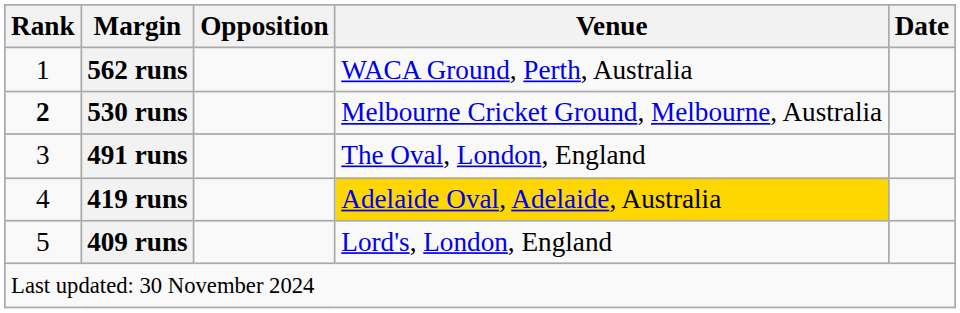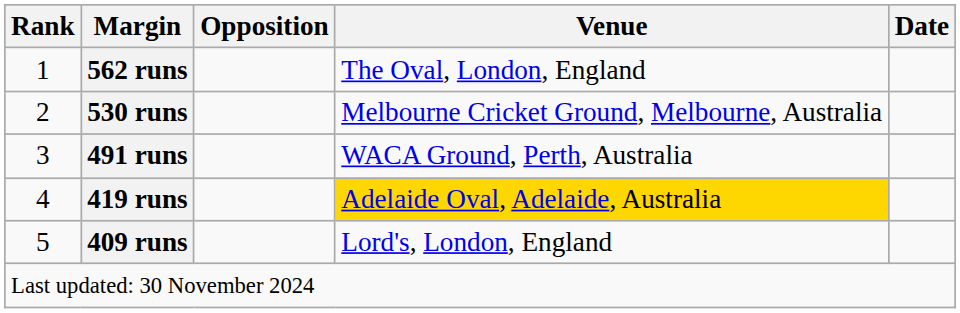(517, 69) WACA Ground, Perth, Australia -> (493, 69) The Oval, London, England
(43, 112) bold -> (43, 112) normal
(493, 155) The Oval, London, England -> (517, 155) WACA Ground, Perth, Australia
